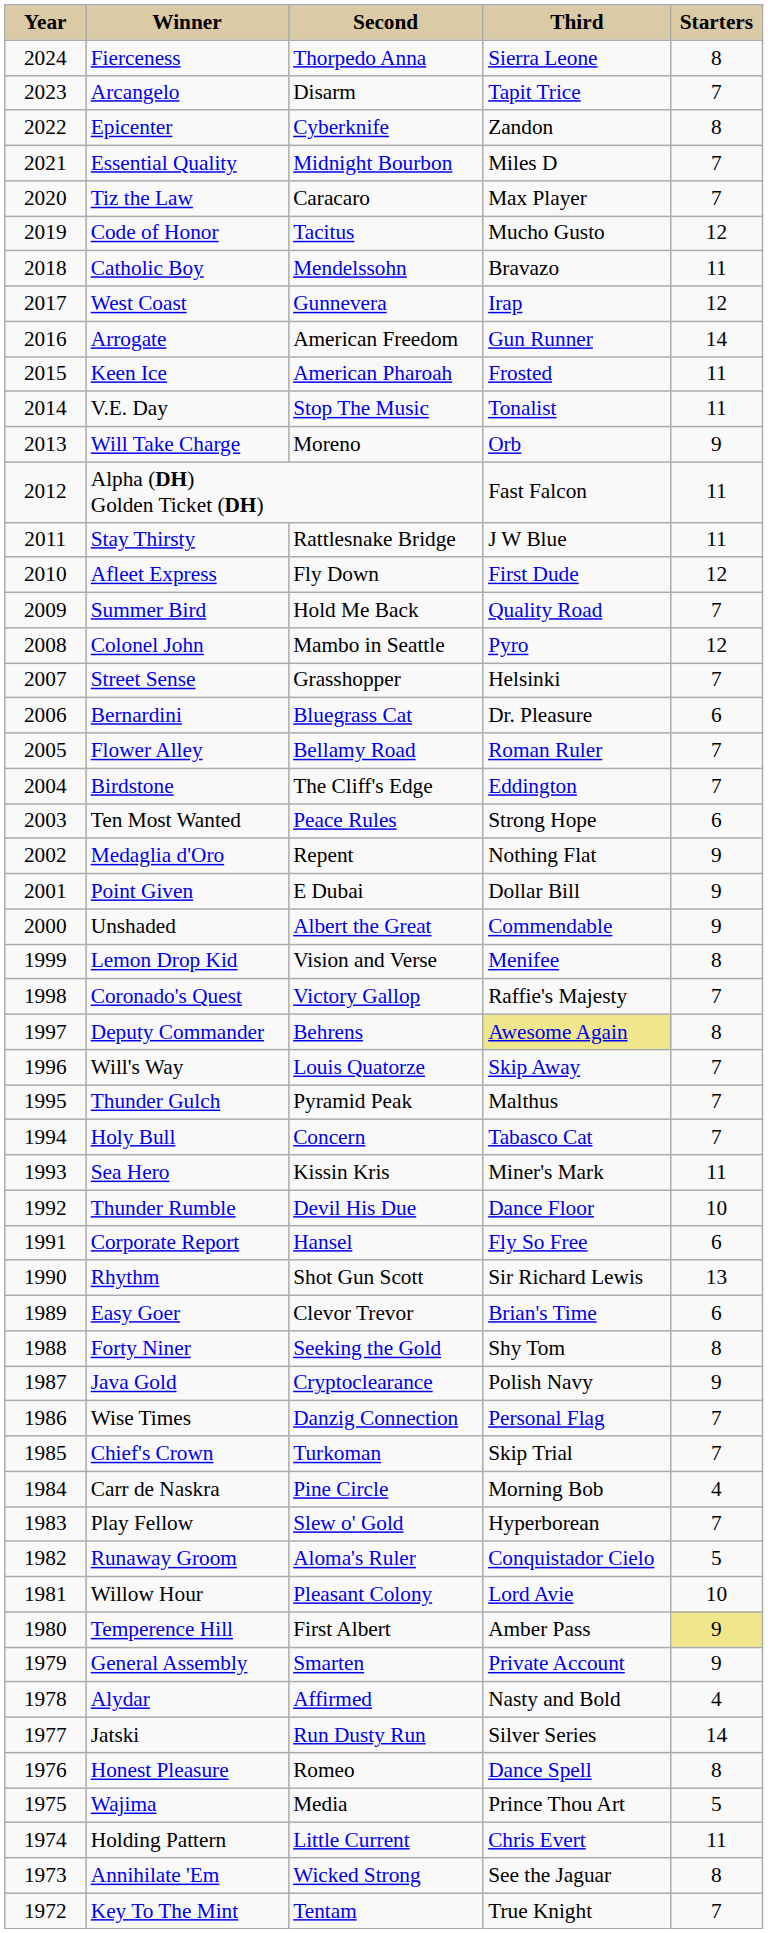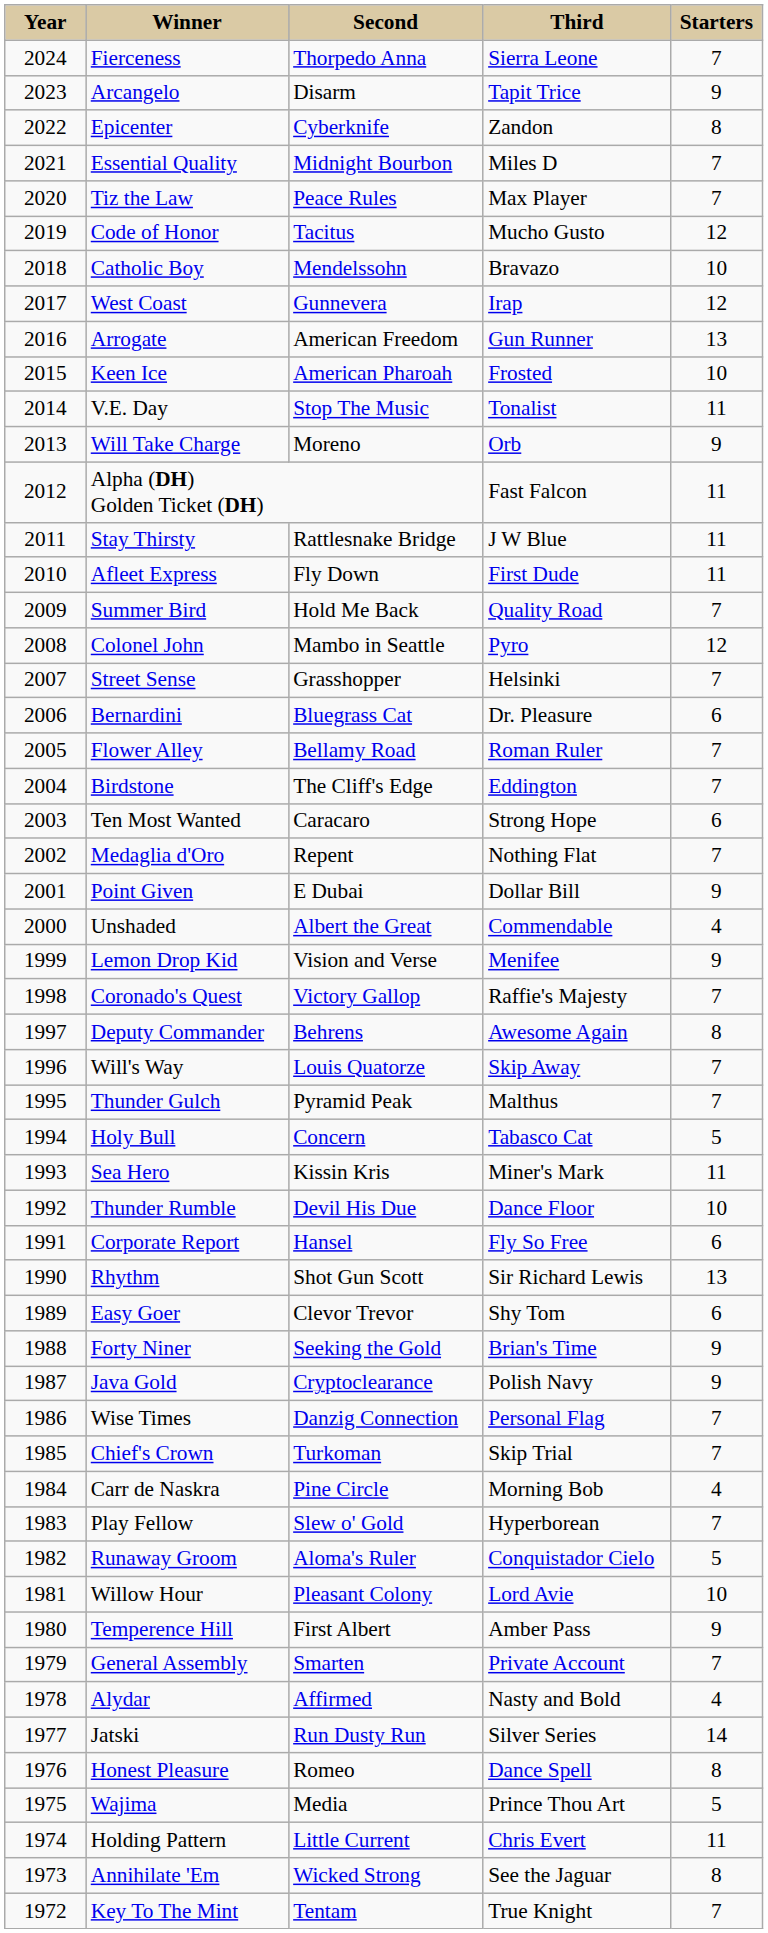(716, 57) 8 -> (716, 57) 7
(716, 92) 7 -> (716, 92) 9
(332, 198) Caracaro -> (345, 198) Peace Rules
(716, 268) 11 -> (716, 268) 10
(716, 338) 14 -> (716, 338) 13
(716, 373) 11 -> (716, 373) 10
(716, 574) 12 -> (716, 574) 11
(345, 820) Peace Rules -> (332, 820) Caracaro
(716, 856) 9 -> (716, 856) 7
(716, 926) 9 -> (716, 926) 4
(716, 961) 8 -> (716, 961) 9
(558, 1031) khaki background -> (558, 1031) no background
(716, 1137) 7 -> (716, 1137) 5
(542, 1313) Brian's Time -> (527, 1313) Shy Tom
(527, 1348) Shy Tom -> (542, 1348) Brian's Time
(716, 1348) 8 -> (716, 1348) 9
(716, 1629) khaki background -> (716, 1629) no background
(716, 1664) 9 -> (716, 1664) 7
